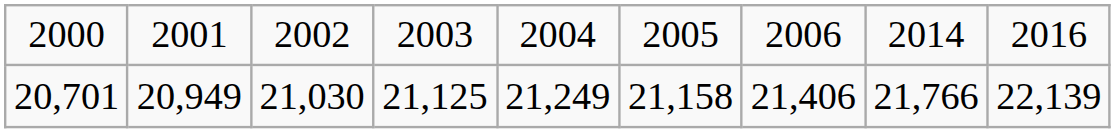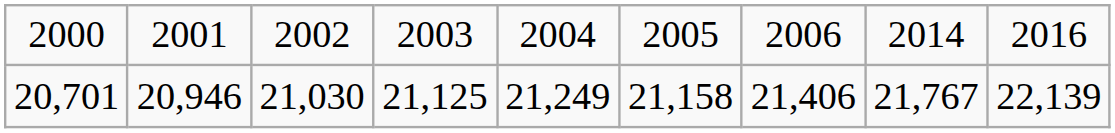(189, 95) 20,949 -> (189, 95) 20,946
(926, 95) 21,766 -> (926, 95) 21,767
